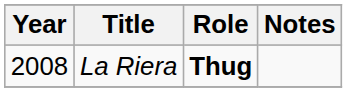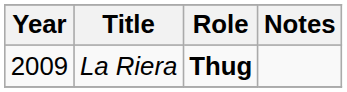(39, 65) 2008 -> (39, 65) 2009
